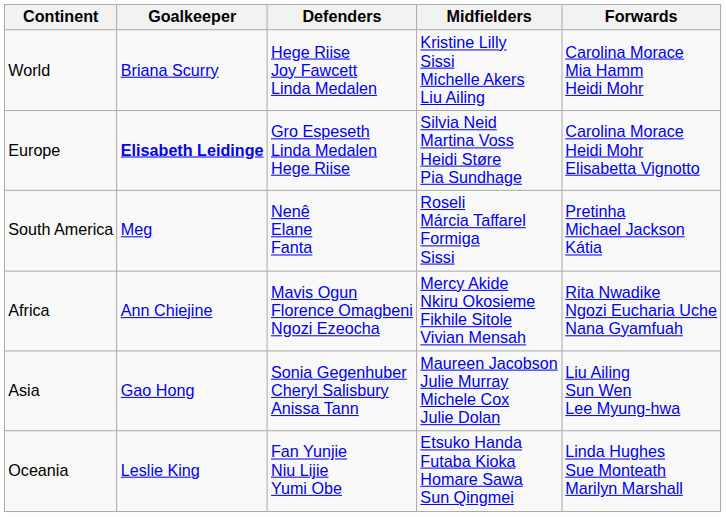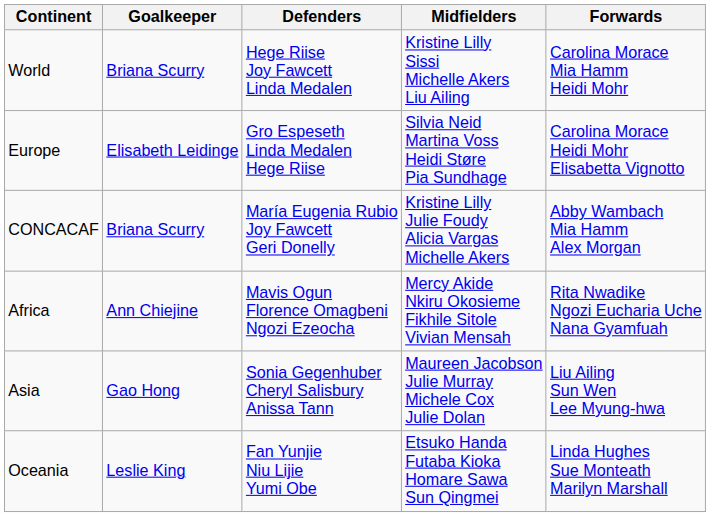(192, 150) bold -> (172, 150) normal
- row: (61, 230)
+ row: (54, 230)
